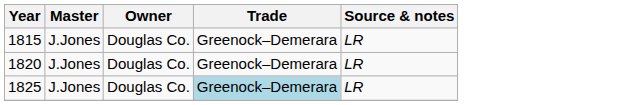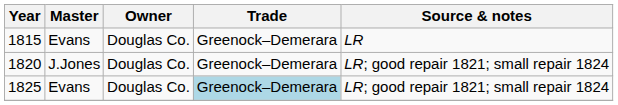(74, 40) J.Jones -> (69, 40) Evans
(354, 64) LR -> (477, 64) LR; good repair 1821; small repair 1824
(74, 87) J.Jones -> (69, 87) Evans
(354, 87) LR -> (477, 87) LR; good repair 1821; small repair 1824
